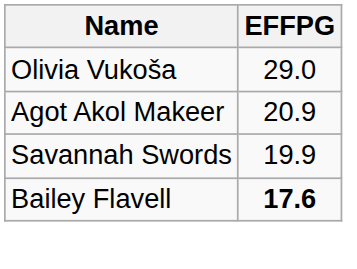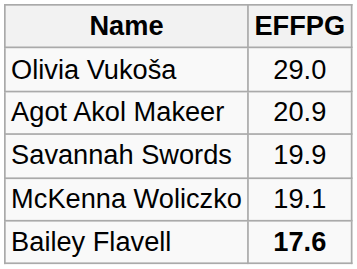+ row: (127, 198)
